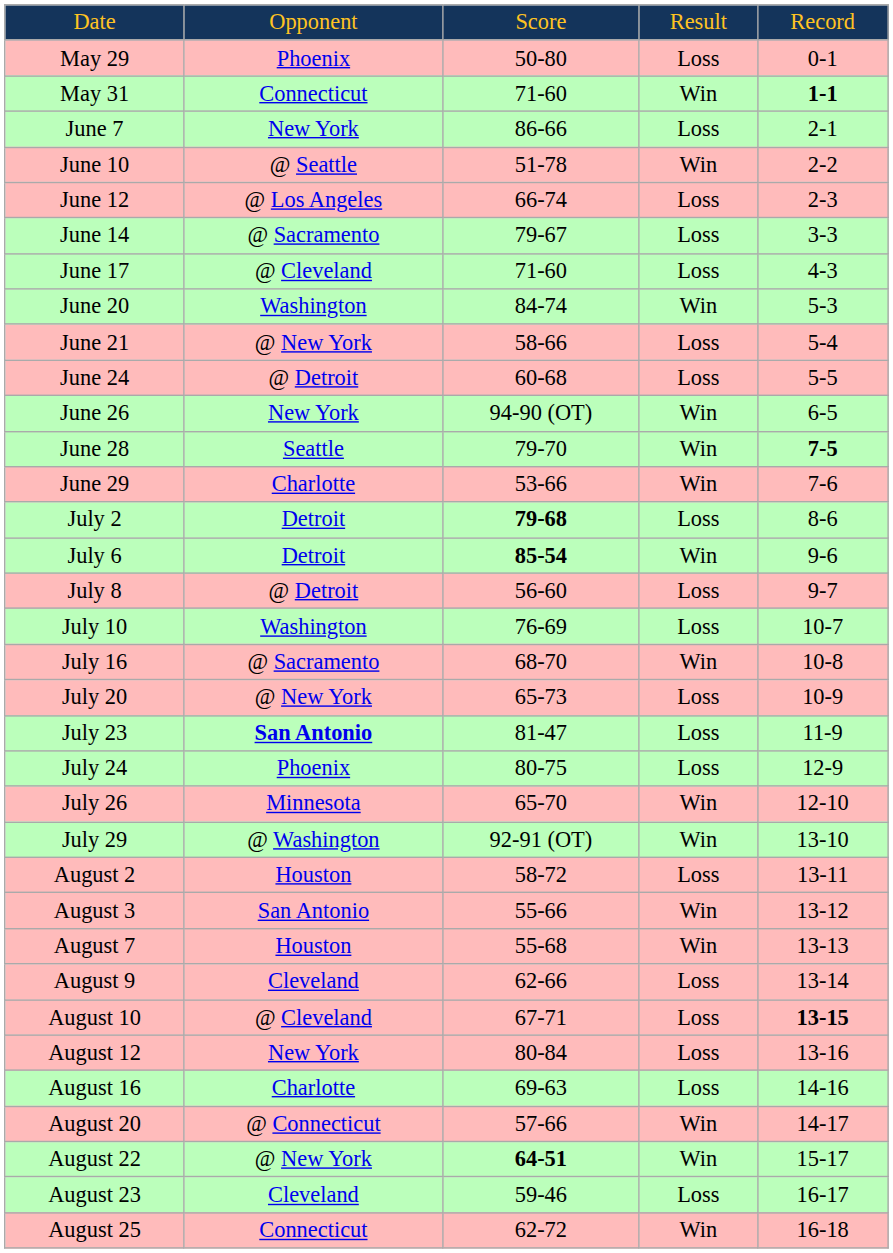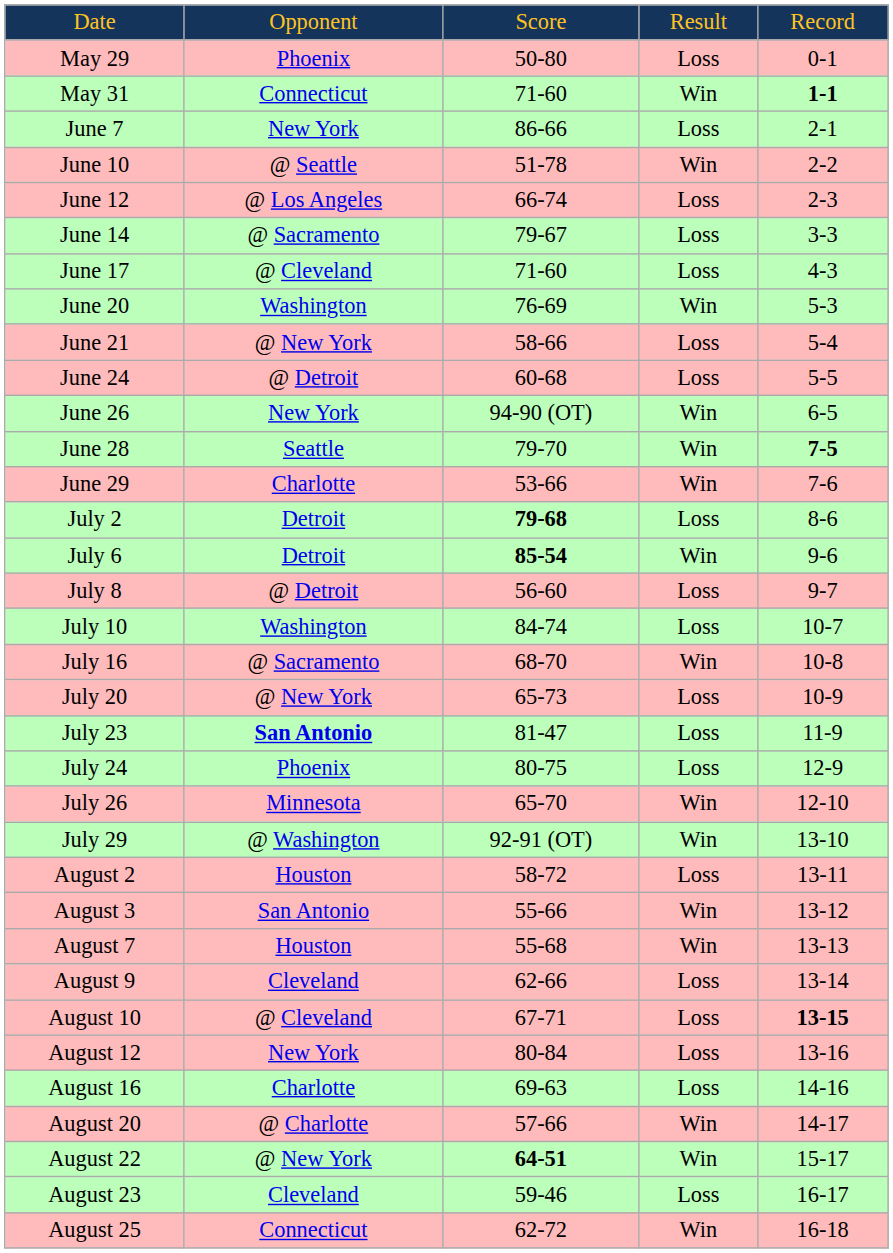(541, 306) 84-74 -> (541, 306) 76-69
(541, 626) 76-69 -> (541, 626) 84-74
(313, 1123) @ Connecticut -> (313, 1123) @ Charlotte
